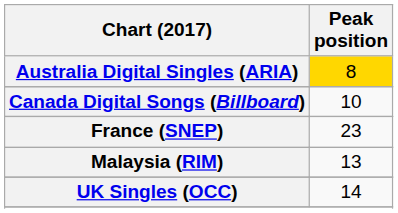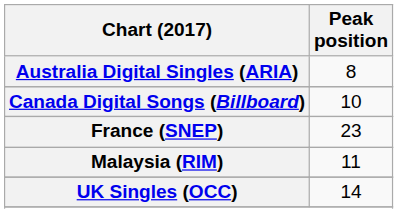(351, 71) gold background -> (351, 71) no background
(351, 161) 13 -> (351, 161) 11
